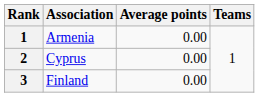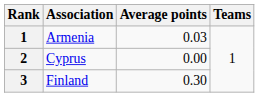(195, 37) 0.00 -> (195, 37) 0.03
(195, 80) 0.00 -> (195, 80) 0.30
